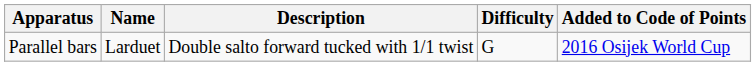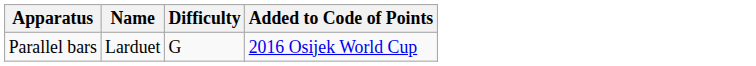- column: (321, 18)
